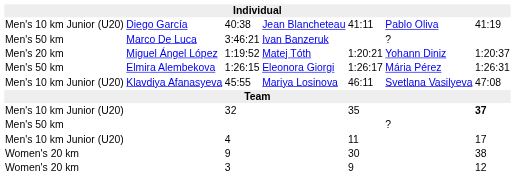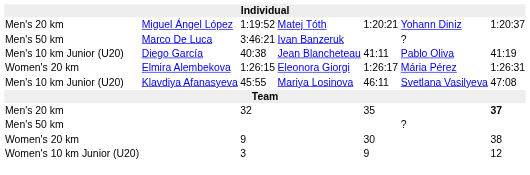rows swapped: (242, 53) <-> (238, 25)
(34, 68) Men's 50 km -> (42, 68) Women's 20 km
(64, 111) Men's 10 km Junior (U20) -> (34, 111) Men's 20 km
- row: (228, 139)
(42, 168) Women's 20 km -> (72, 153) Women's 10 km Junior (U20)
